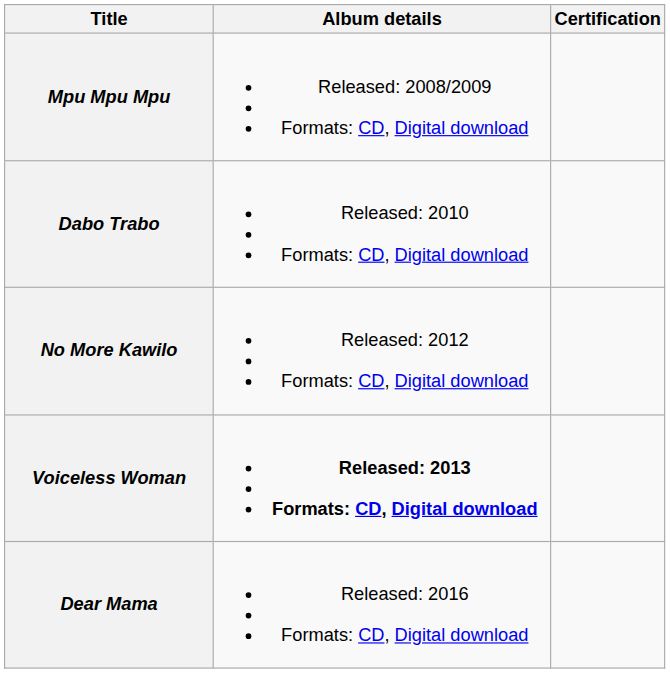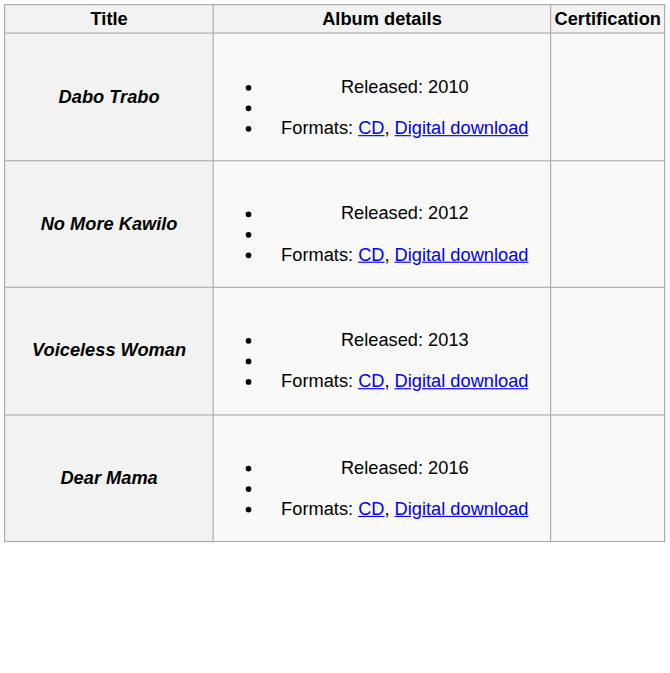- row: (109, 96)
(382, 488) bold -> (382, 361) normal
